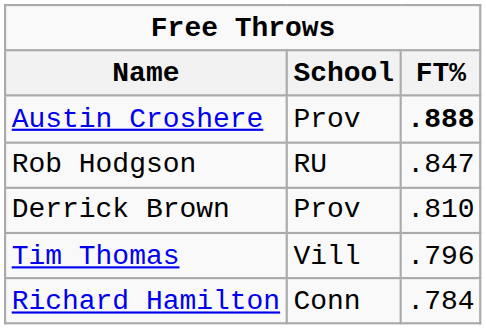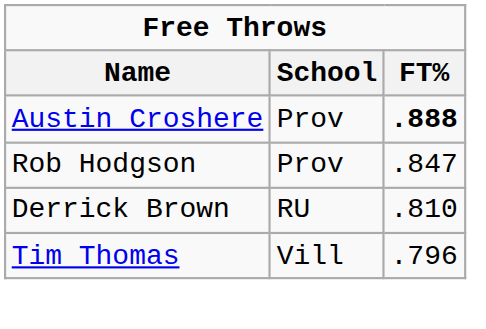(310, 165) RU -> (310, 165) Prov
(327, 210) Prov -> (293, 210) RU
- row: (146, 301)
